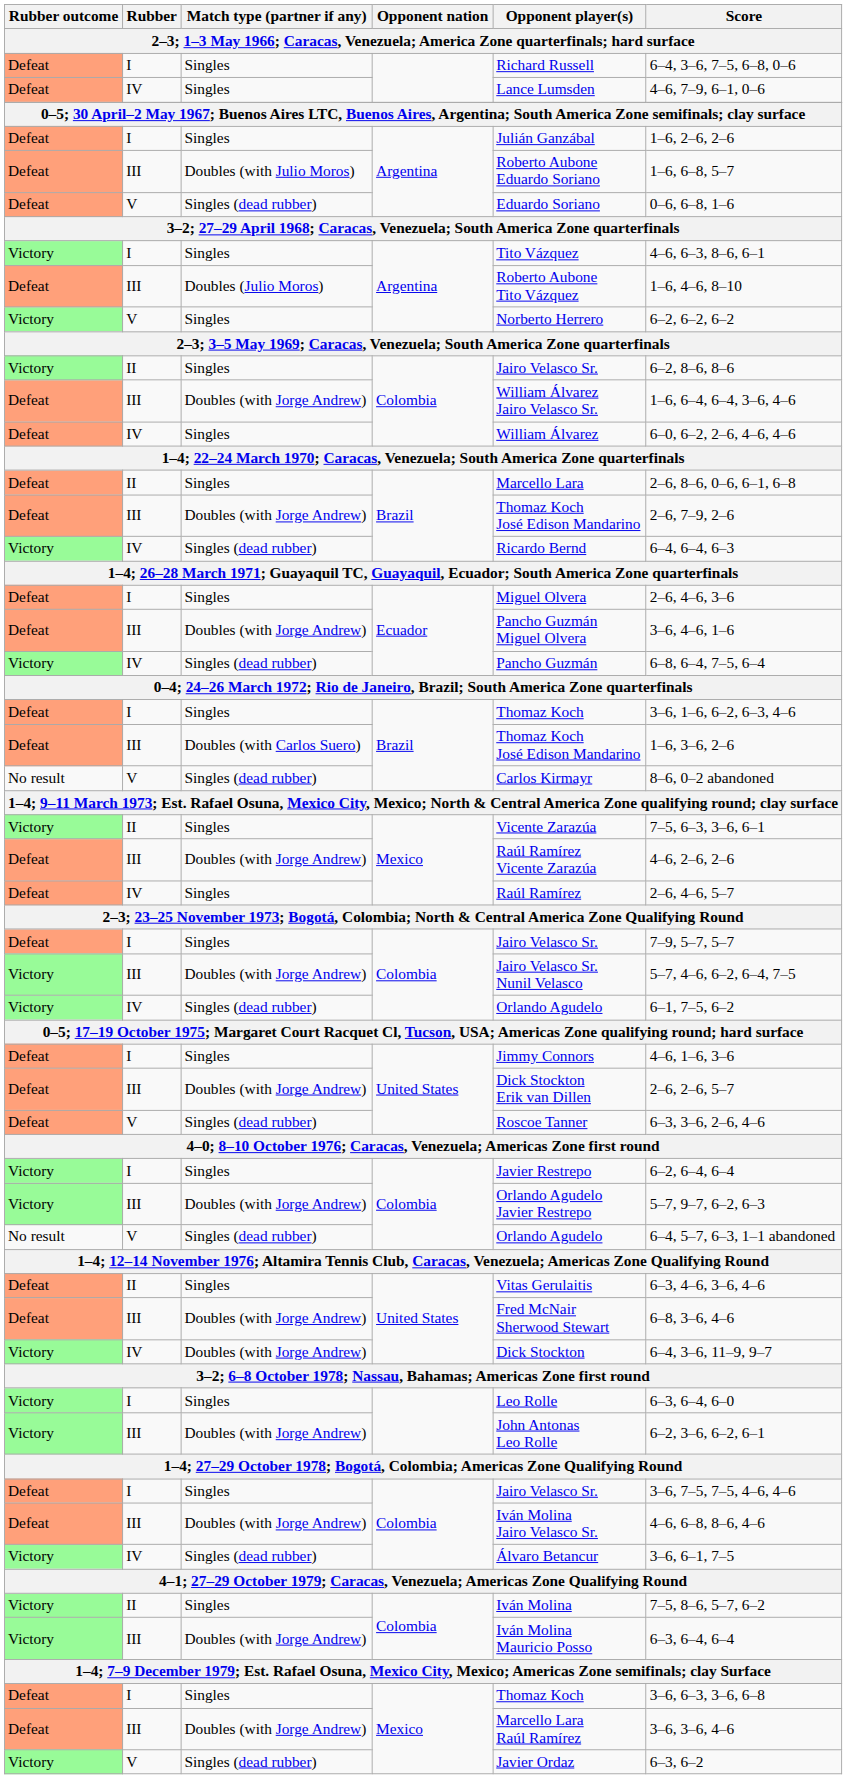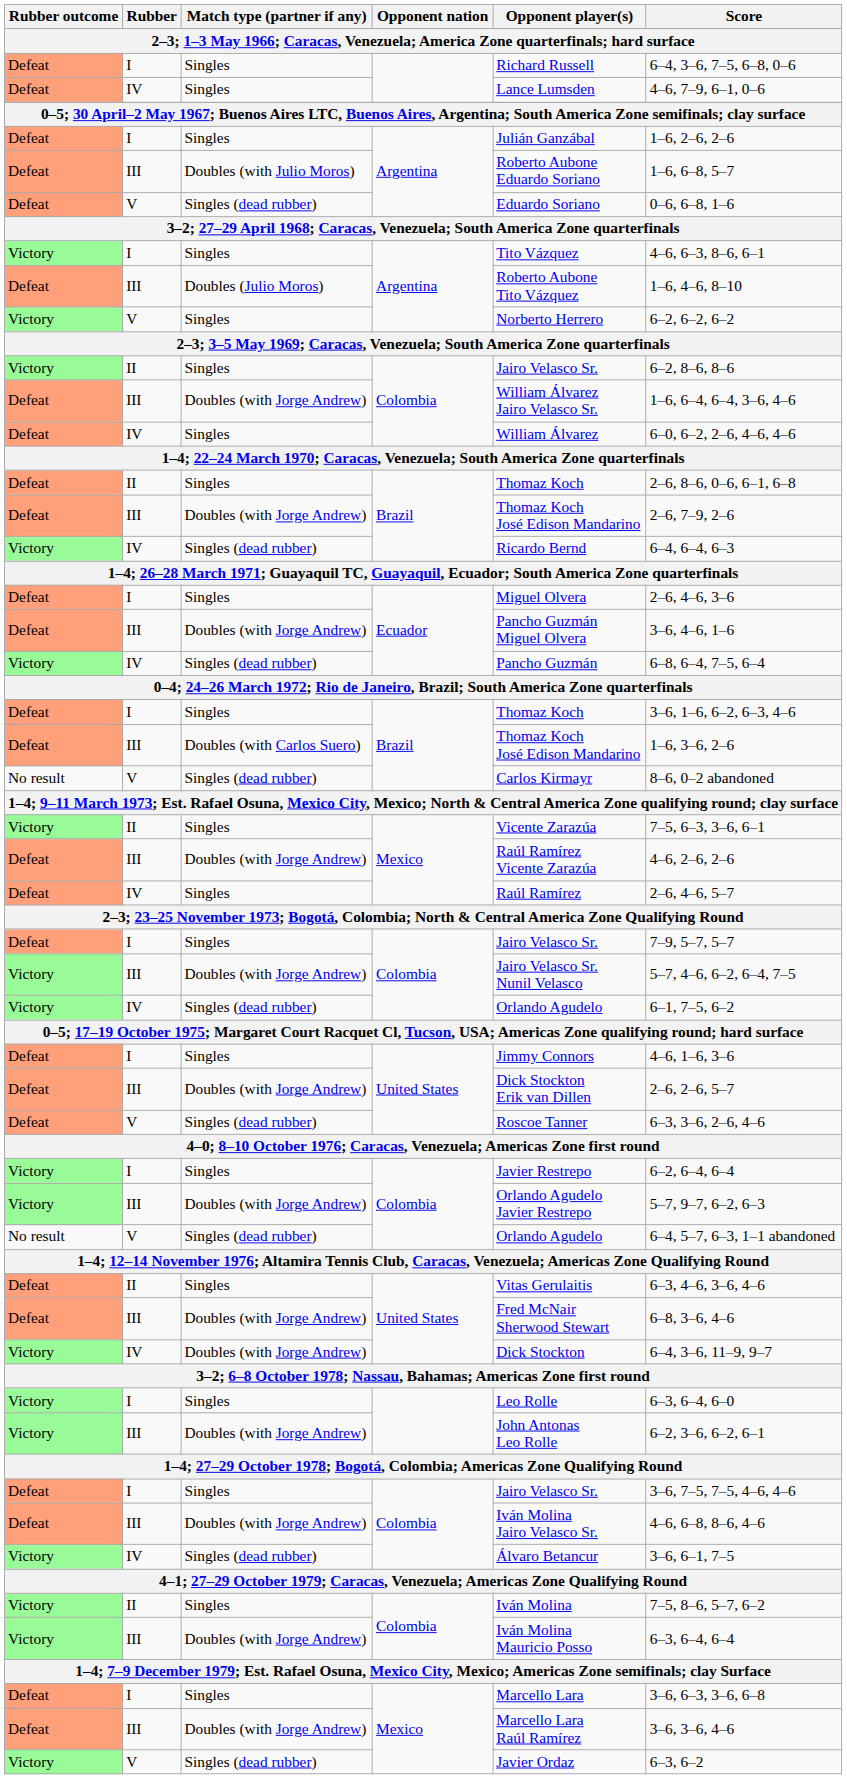(540, 482) Marcello Lara -> (540, 482) Thomaz Koch
(540, 1695) Thomaz Koch -> (540, 1695) Marcello Lara
